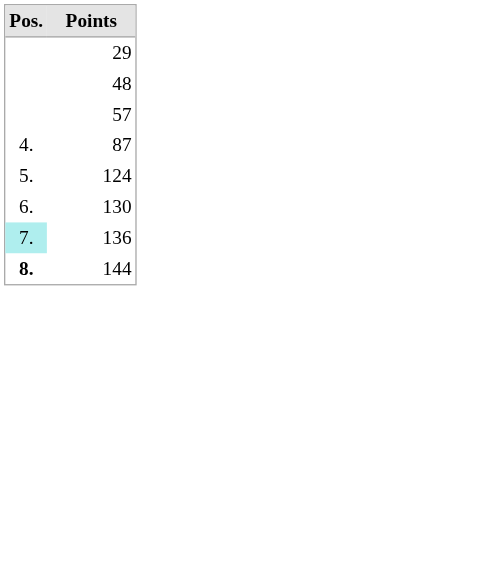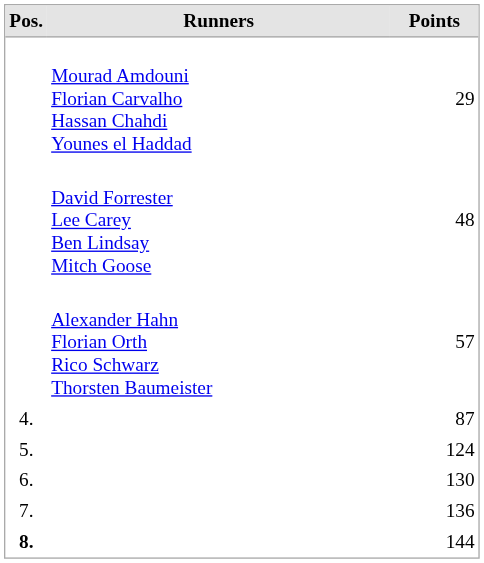+ column: (219, 20)
(26, 237) paleturquoise background -> (26, 511) no background
